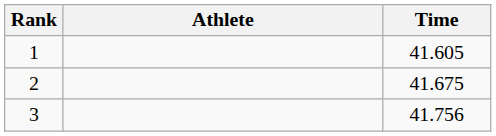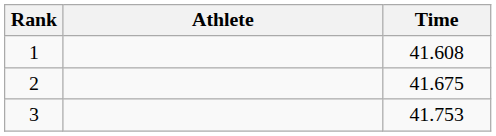(437, 51) 41.605 -> (437, 51) 41.608
(437, 114) 41.756 -> (437, 114) 41.753
